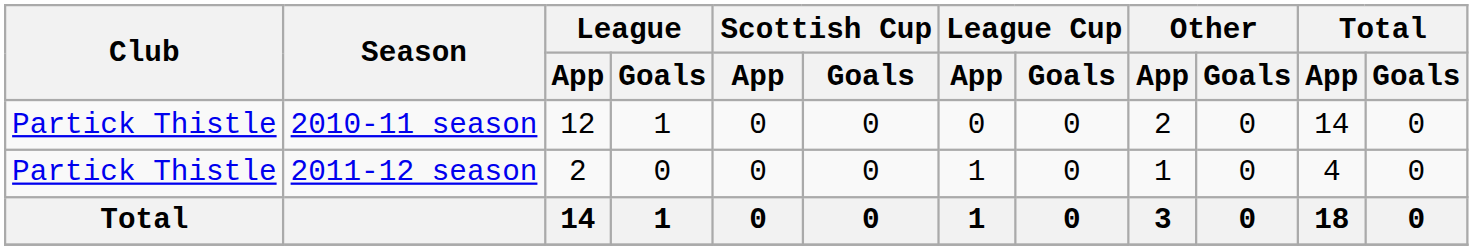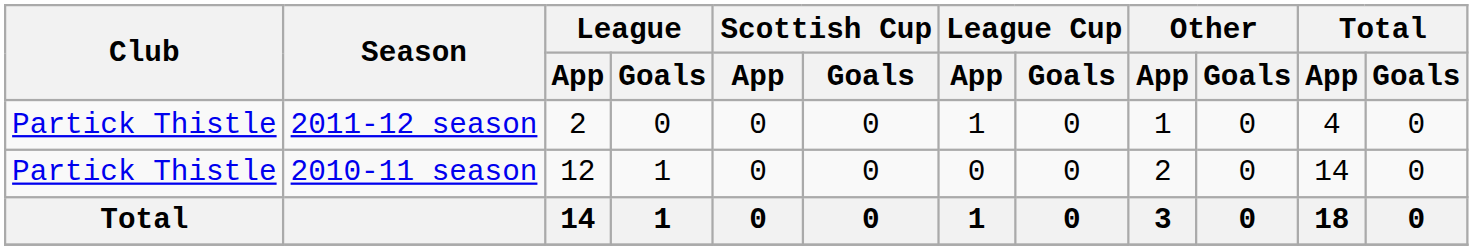rows swapped: (414, 125) <-> (414, 173)
